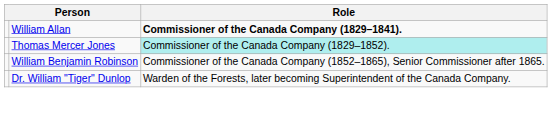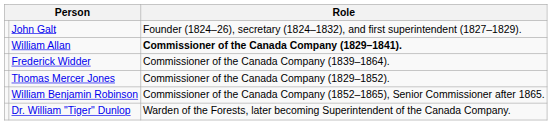+ row: (34, 29)
+ row: (51, 62)
(266, 45) paleturquoise background -> (266, 78) no background
